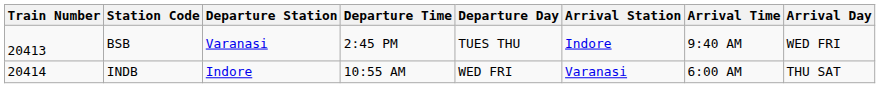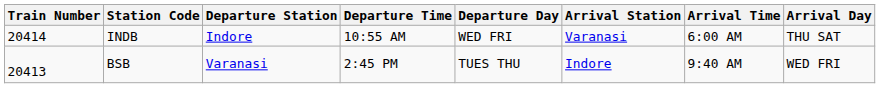rows swapped: (118, 43) <-> (122, 72)
